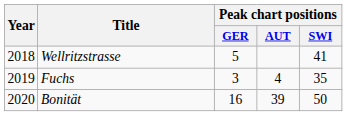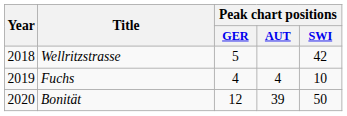(320, 57) 41 -> (320, 57) 42
(235, 78) 3 -> (235, 78) 4
(320, 78) 35 -> (320, 78) 10
(235, 100) 16 -> (235, 100) 12
